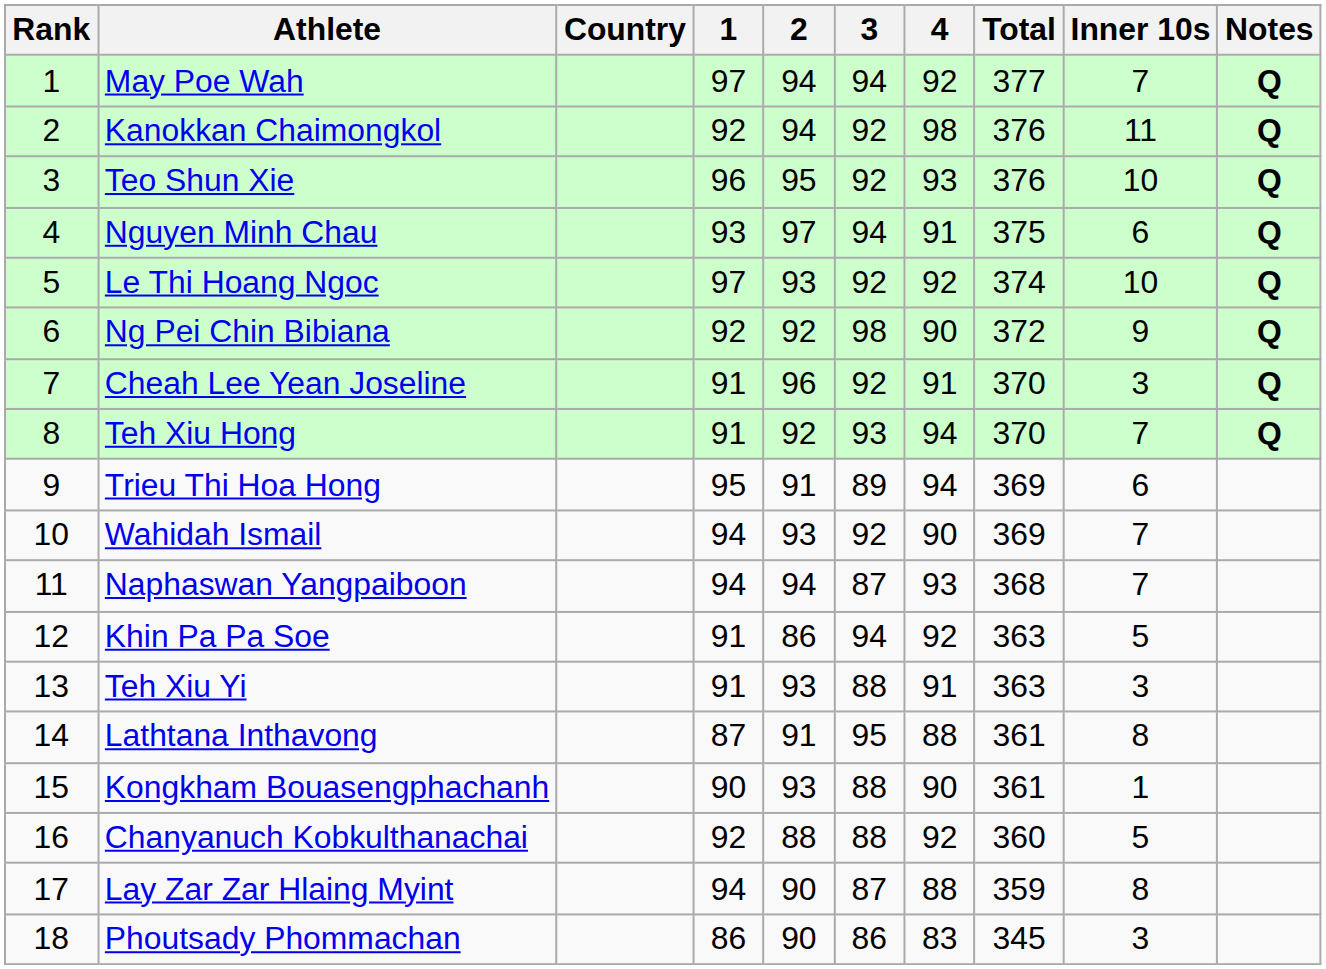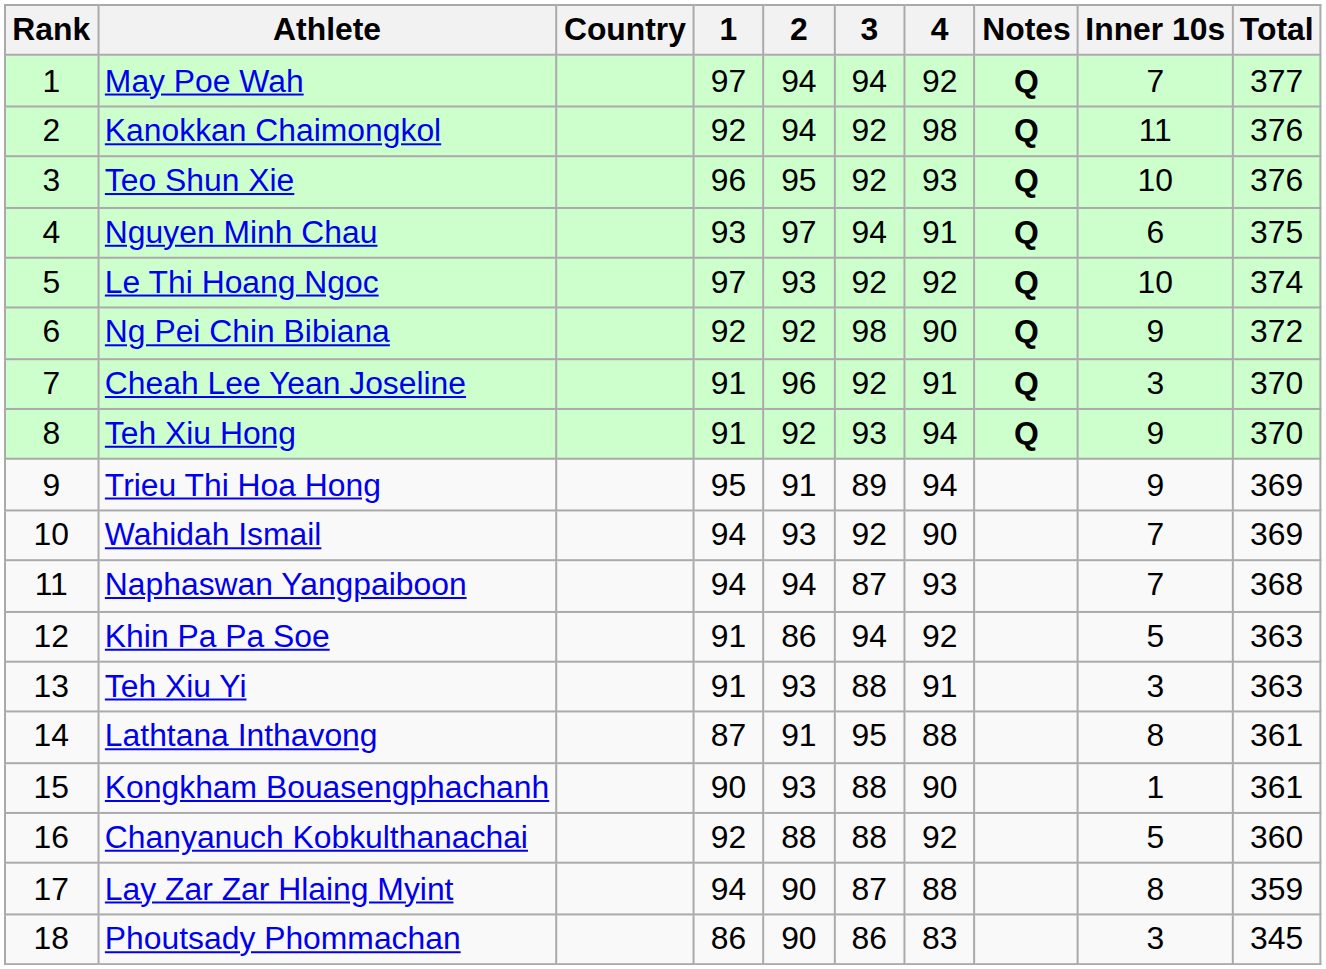columns swapped: (1019, 29) <-> (1269, 29)
(1140, 433) 7 -> (1155, 433) 9
(1140, 484) 6 -> (1155, 484) 9
